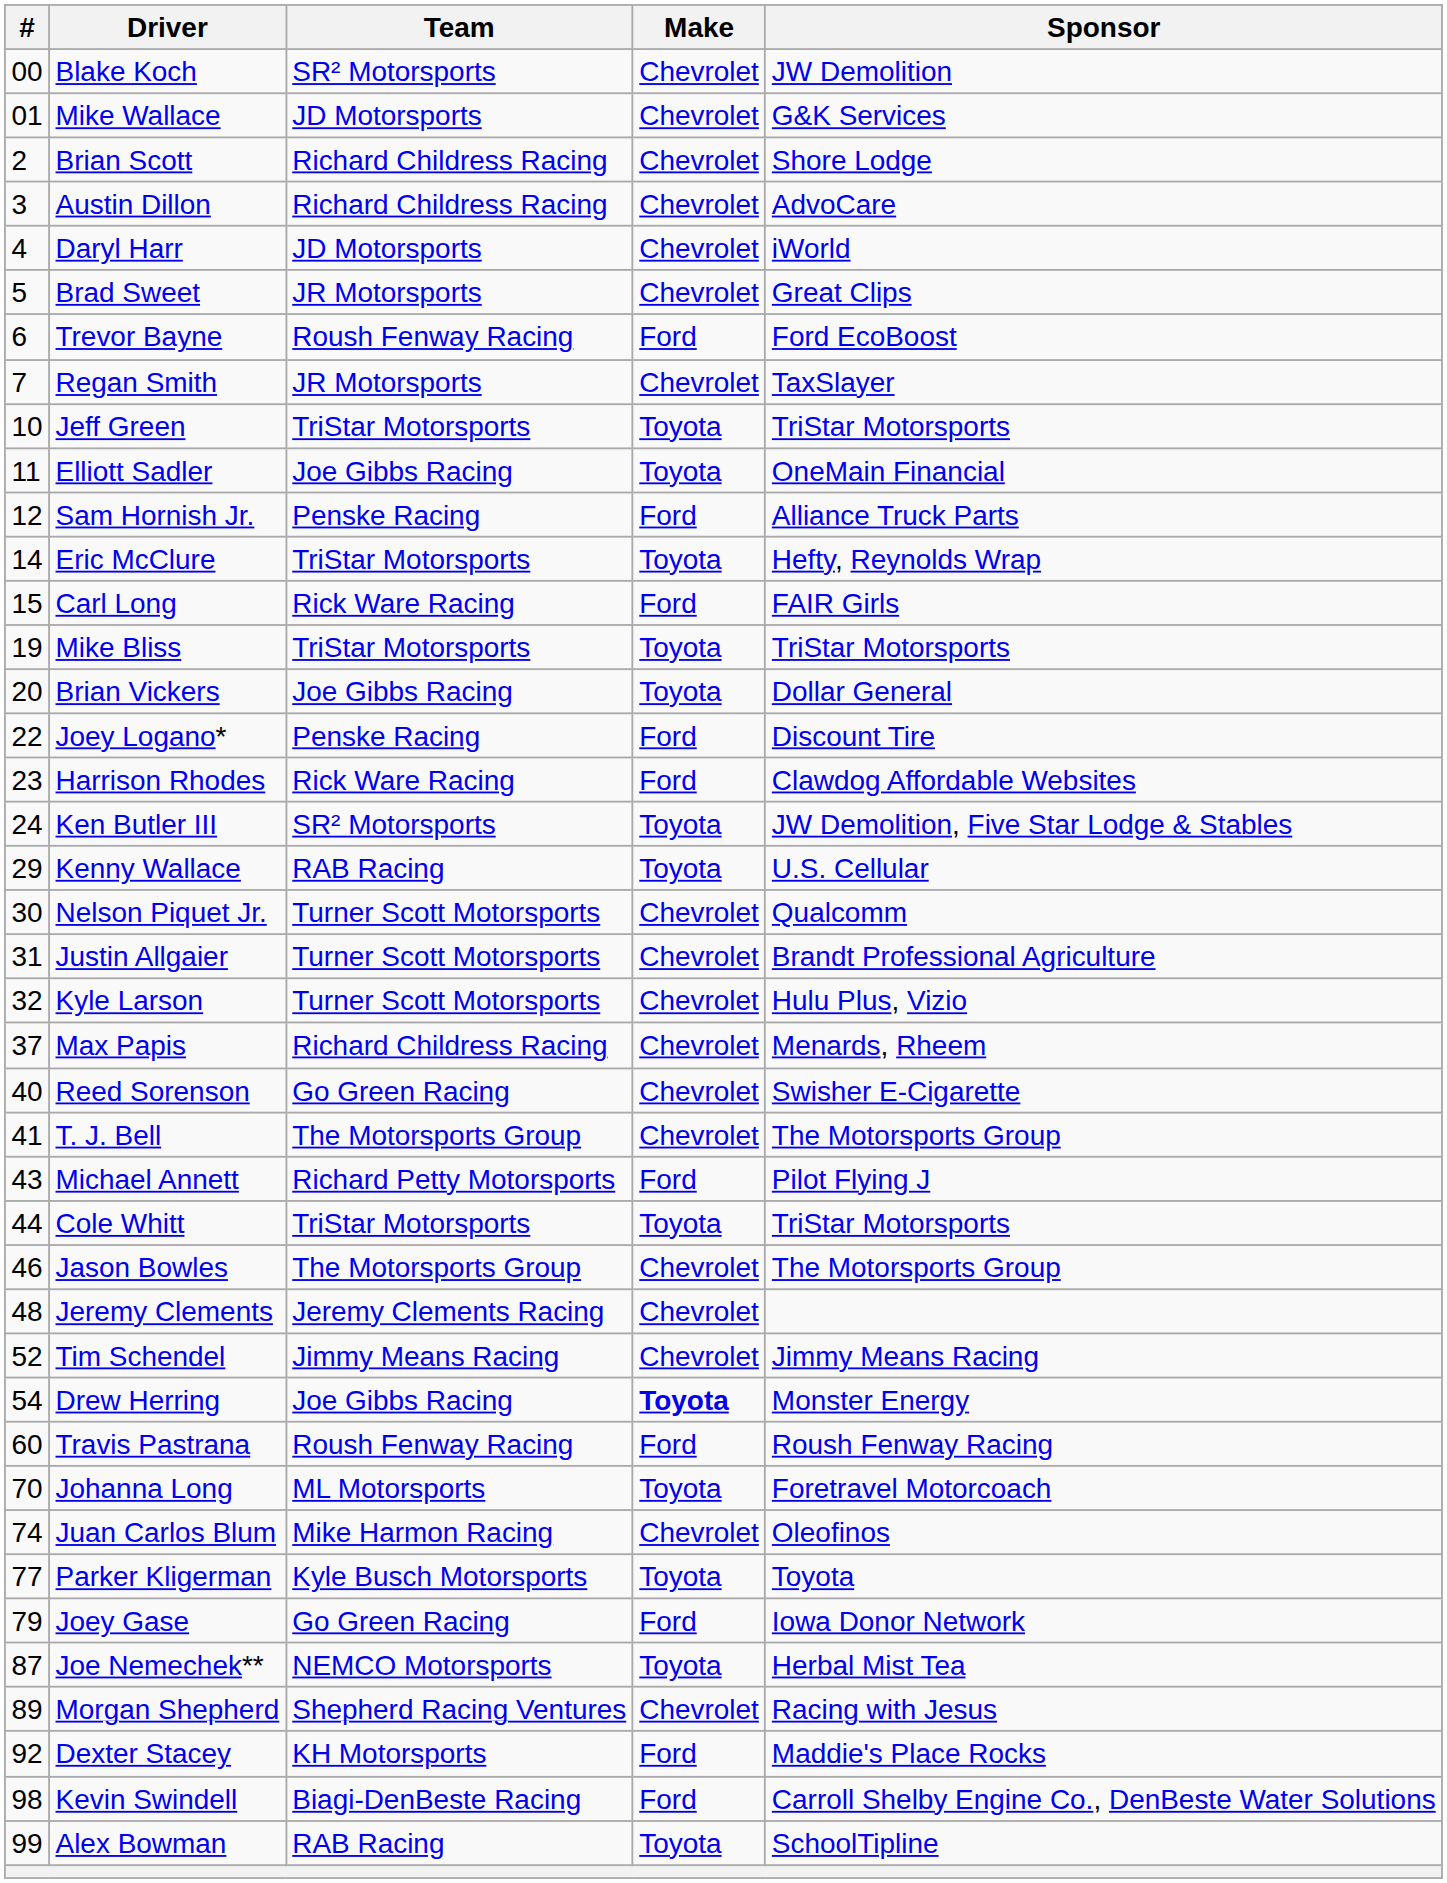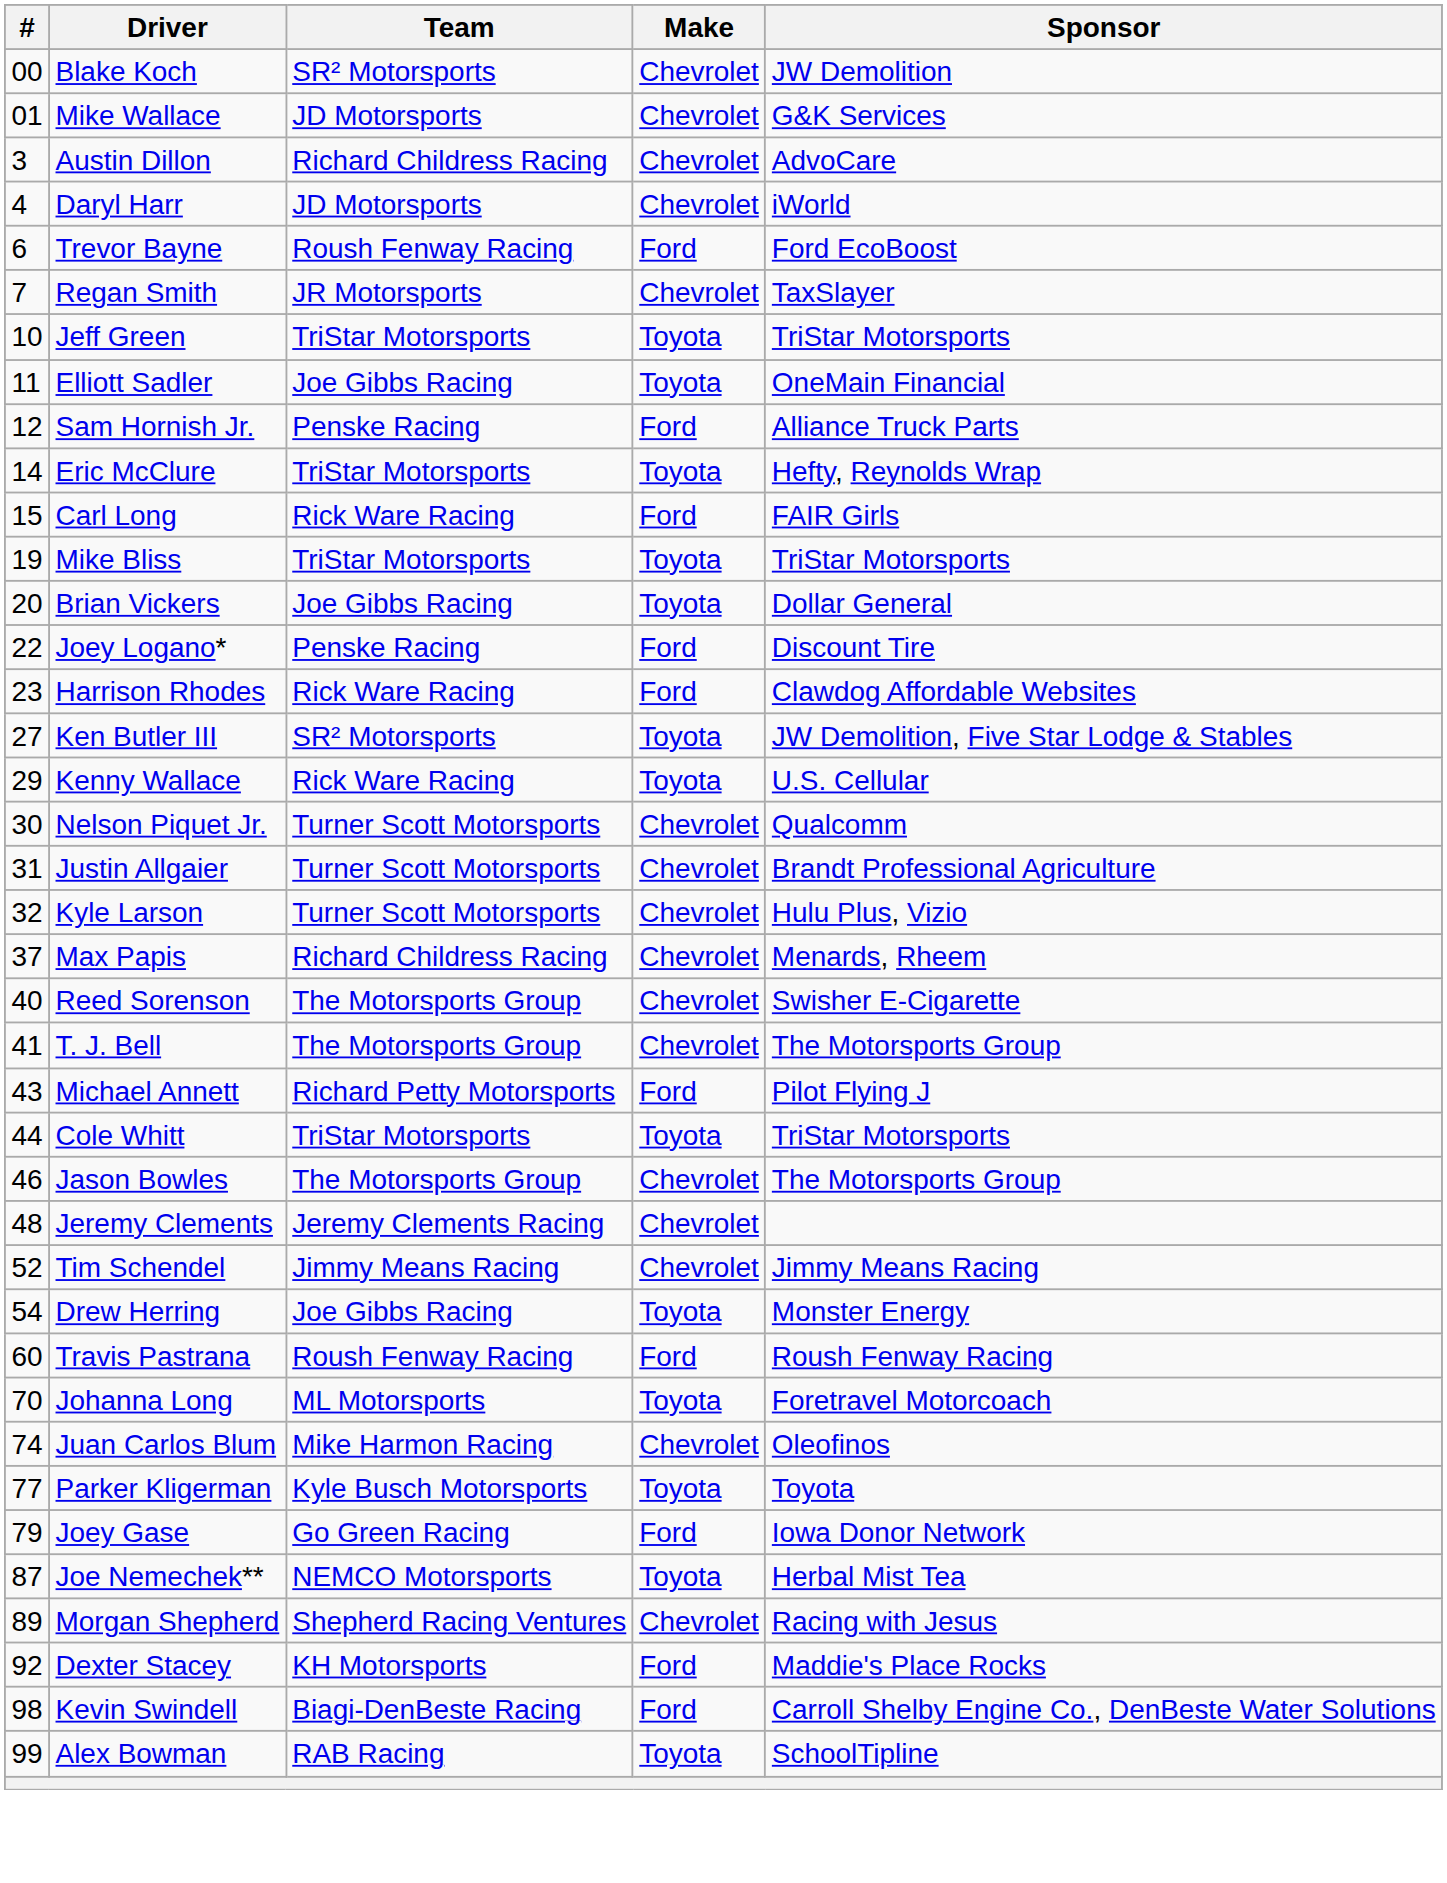- row: (124, 160)
- row: (128, 293)
(27, 824) 24 -> (27, 736) 27
(368, 868) RAB Racing -> (404, 780) Rick Ware Racing
(401, 1090) Go Green Racing -> (437, 1001) The Motorsports Group
(684, 1400) bold -> (680, 1311) normal
